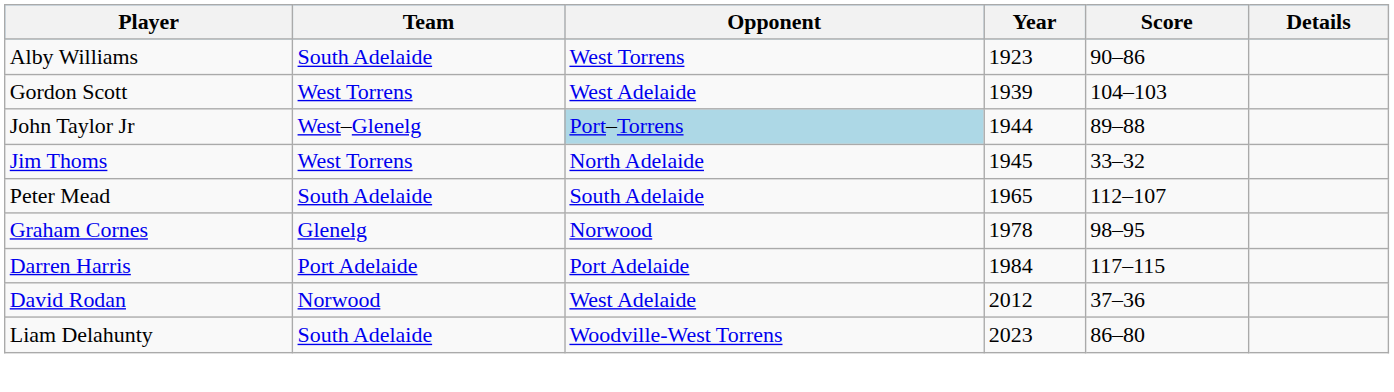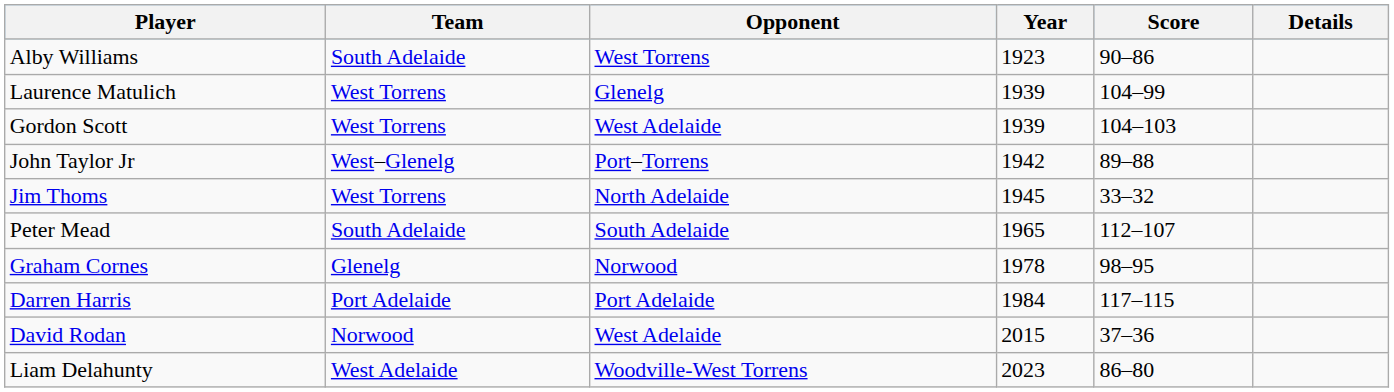+ row: (93, 91)
(626, 126) lightblue background -> (652, 160) no background
(1011, 126) 1944 -> (1023, 160) 1942
(1011, 299) 2012 -> (1023, 334) 2015
(365, 334) South Adelaide -> (394, 369) West Adelaide
